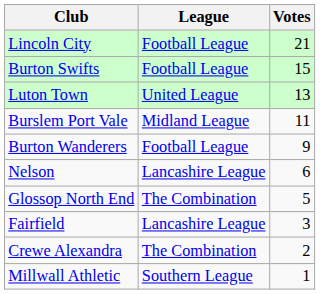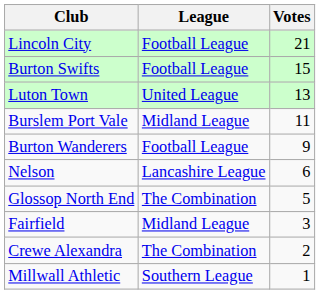(204, 224) Lancashire League -> (196, 224) Midland League
